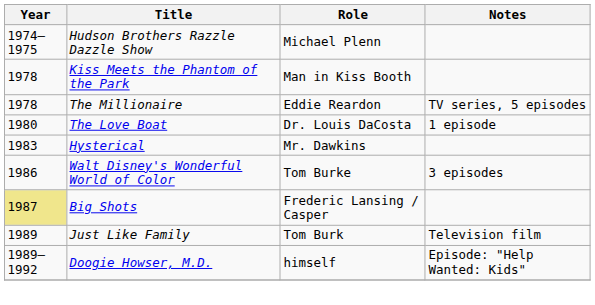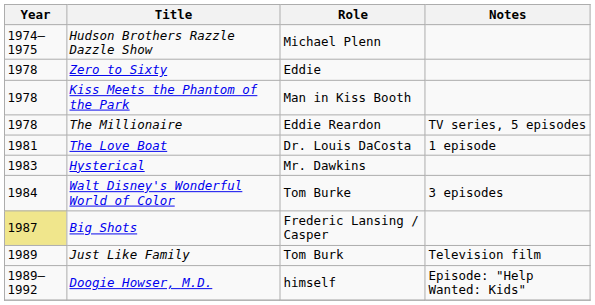+ row: (118, 70)
(22, 125) 1980 -> (22, 145) 1981
(22, 173) 1986 -> (22, 193) 1984
